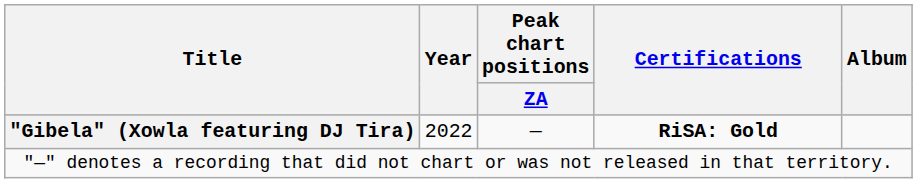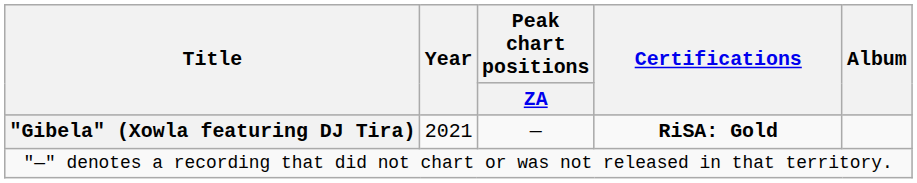(449, 132) 2022 -> (449, 132) 2021
